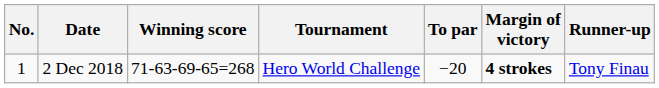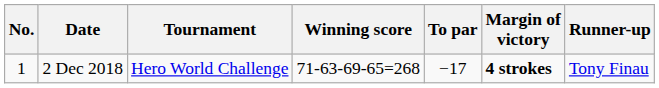columns swapped: (341, 29) <-> (193, 29)
(453, 68) −20 -> (453, 68) −17
